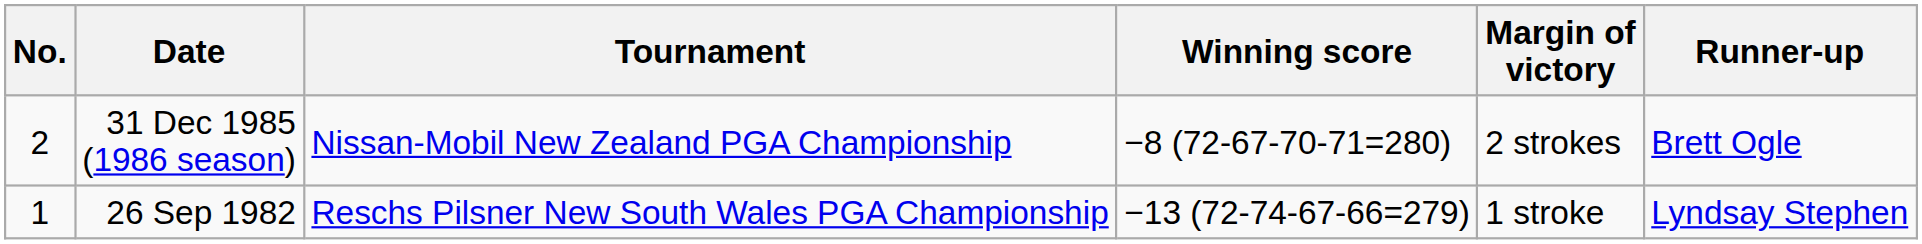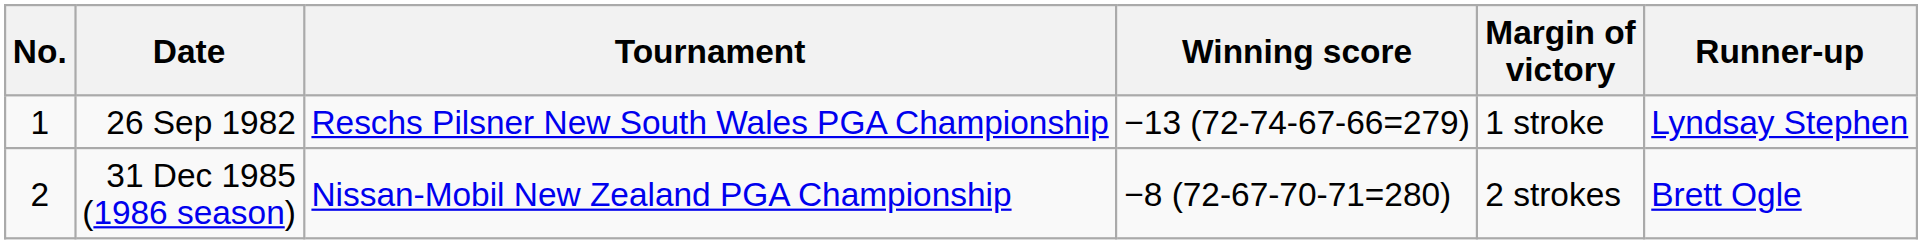rows swapped: (201, 212) <-> (189, 141)
